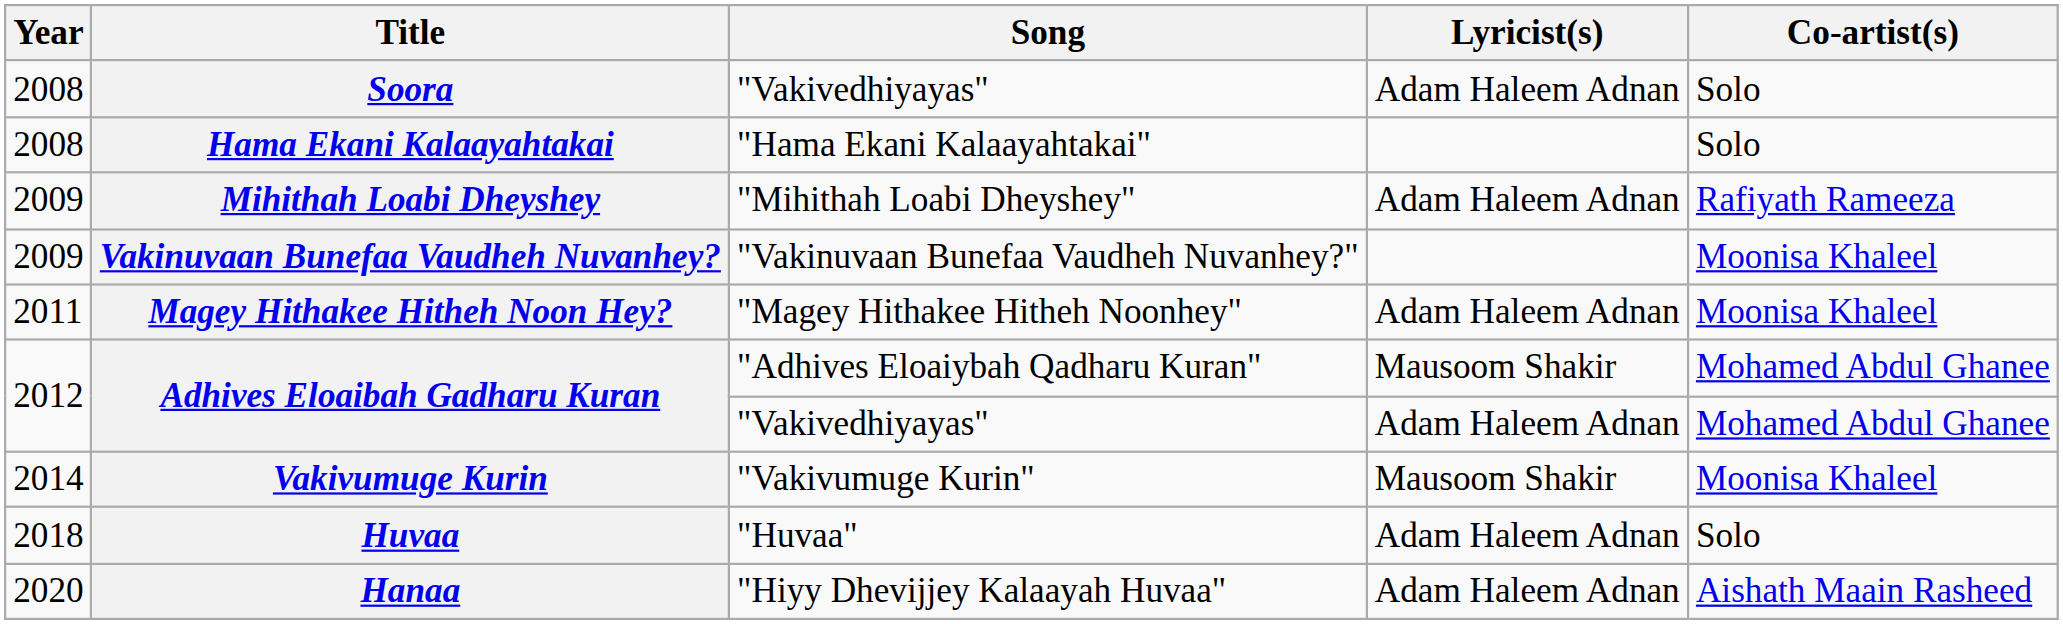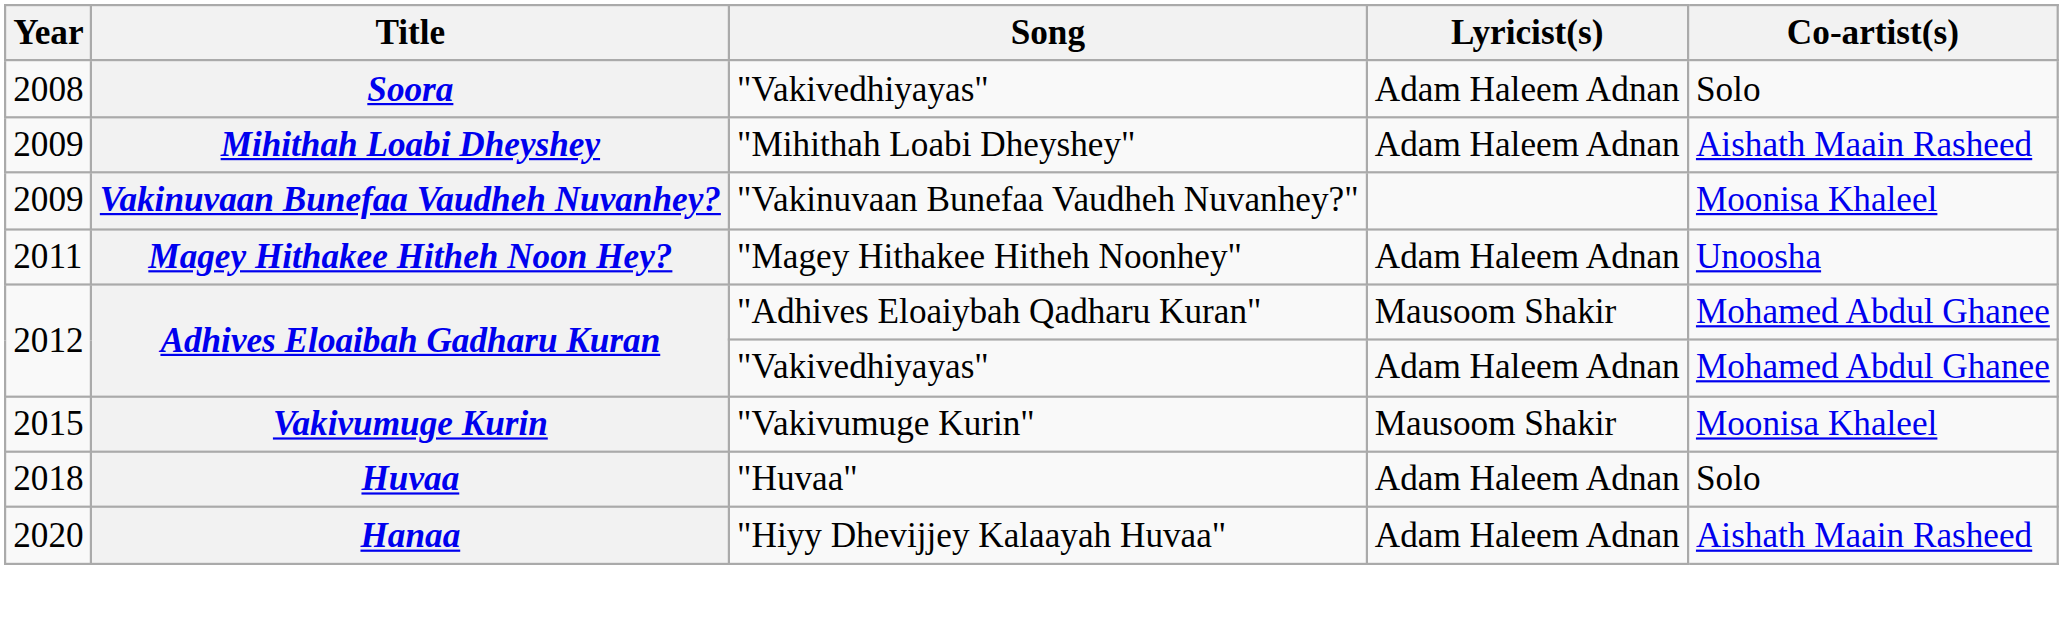- row: (410, 144)
(1825, 199) Rafiyath Rameeza -> (1864, 144) Aishath Maain Rasheed
(1817, 311) Moonisa Khaleel -> (1759, 255) Unoosha
(48, 479) 2014 -> (48, 423) 2015
